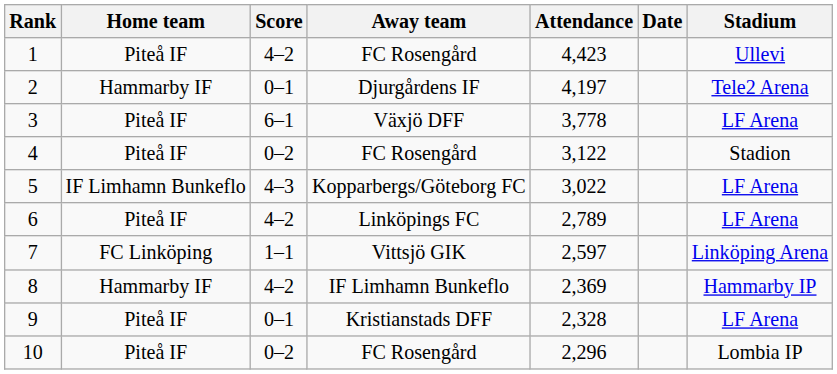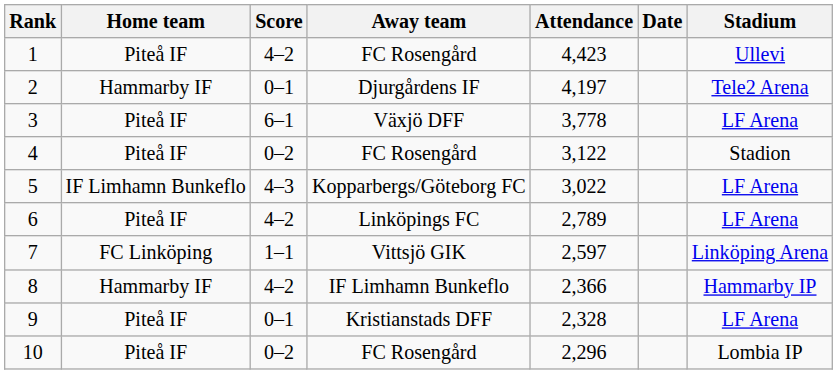(584, 285) 2,369 -> (584, 285) 2,366
